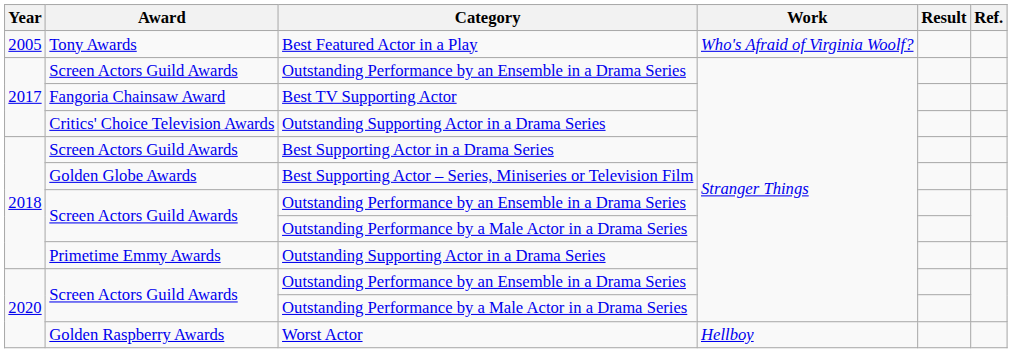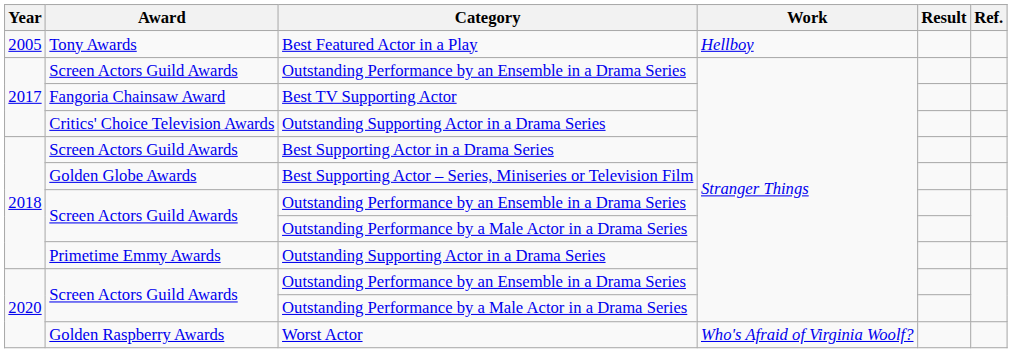(807, 44) Who's Afraid of Virginia Woolf? -> (727, 44) Hellboy
(727, 334) Hellboy -> (807, 334) Who's Afraid of Virginia Woolf?
